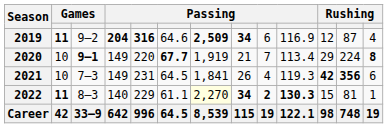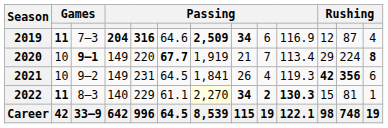(88, 38) 9–2 -> (88, 38) 7–3
(88, 76) 7–3 -> (88, 76) 9–2
